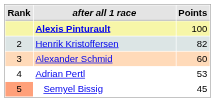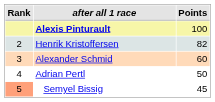(202, 74) 53 -> (202, 74) 50
